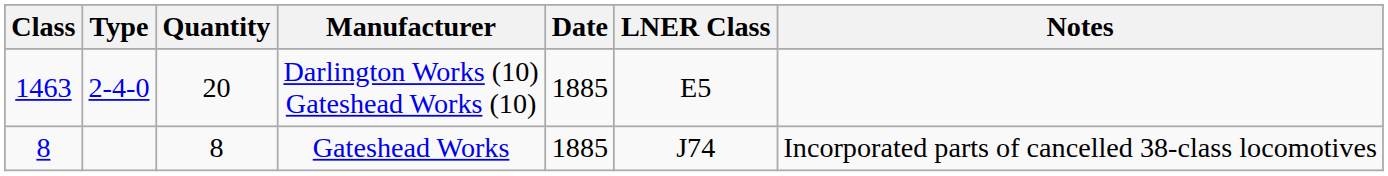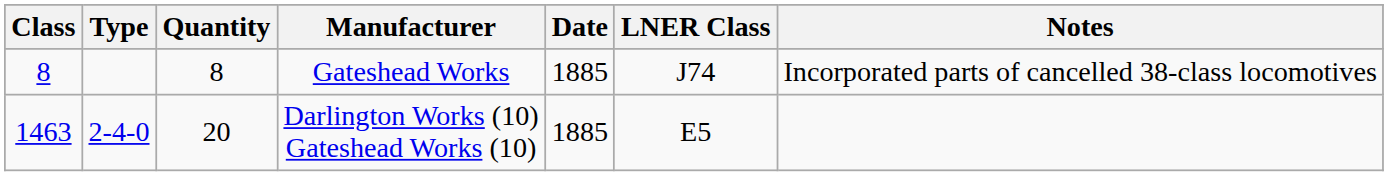rows swapped: (411, 147) <-> (411, 87)
